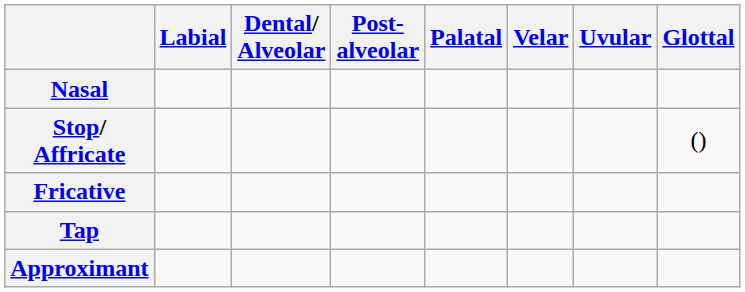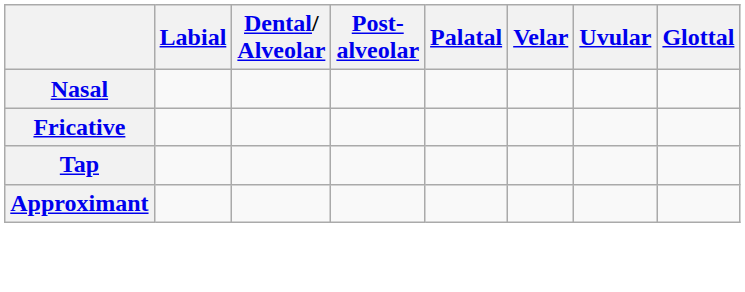- row: (79, 140)
